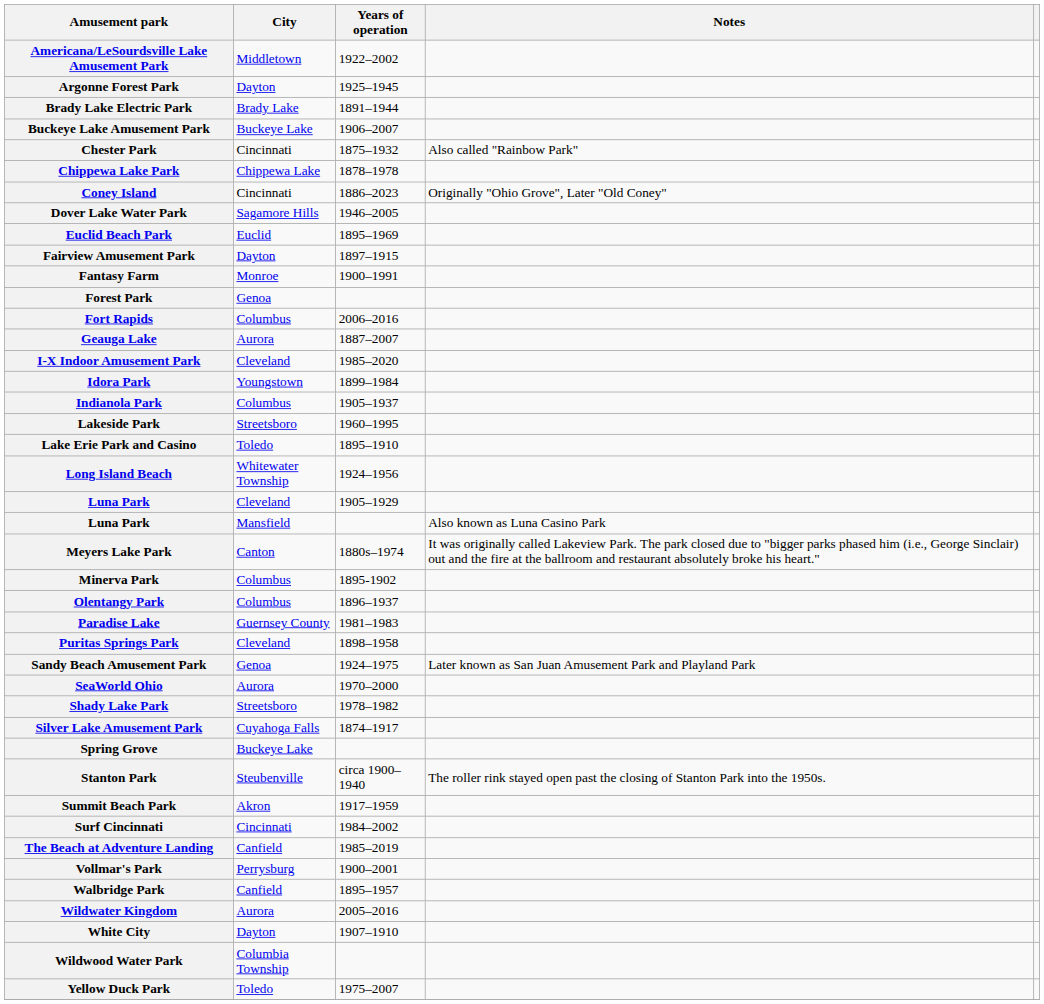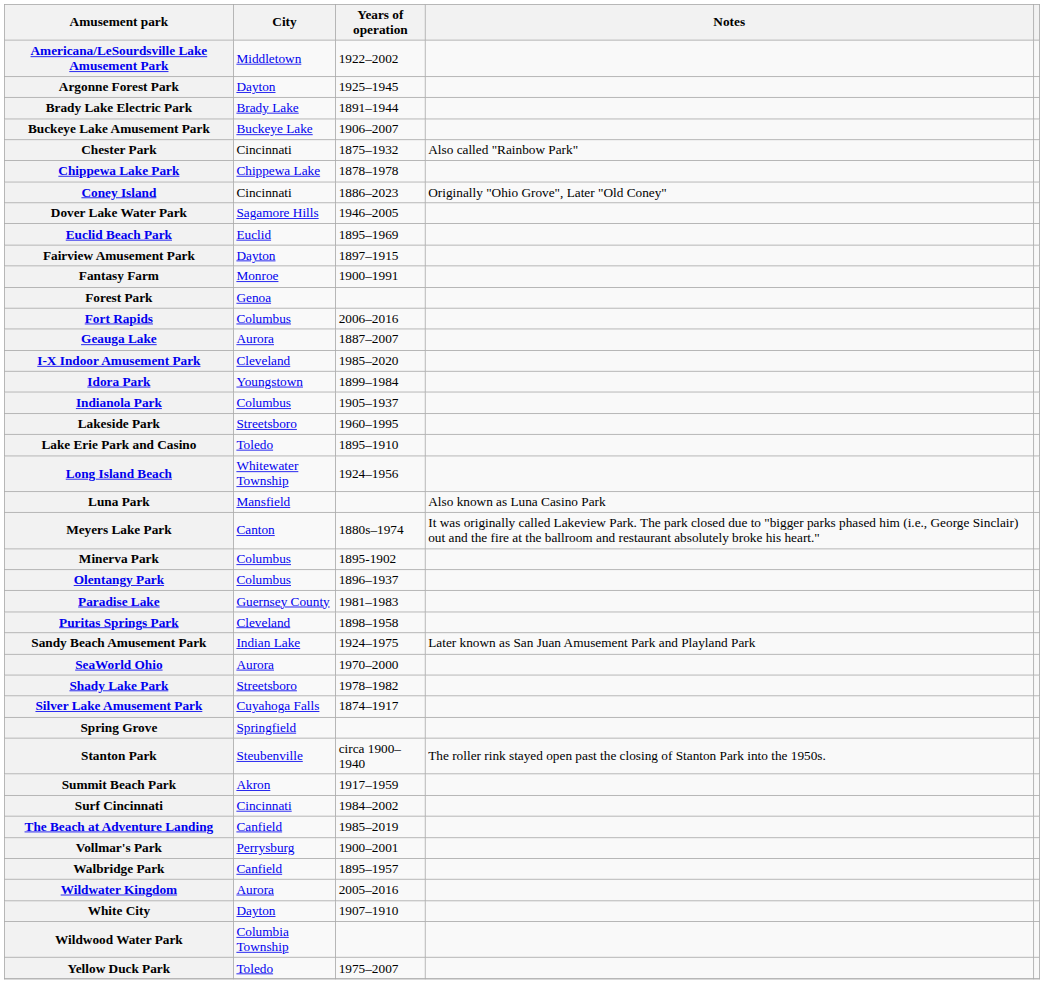- row: (119, 502)
(254, 664) Genoa -> (268, 643) Indian Lake
(275, 748) Buckeye Lake -> (266, 727) Springfield
